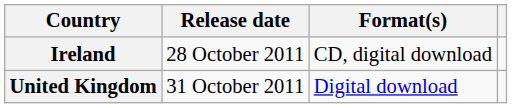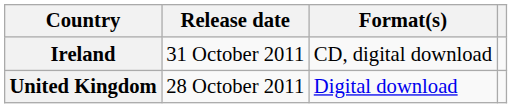(235, 53) 28 October 2011 -> (235, 53) 31 October 2011
(235, 86) 31 October 2011 -> (235, 86) 28 October 2011
